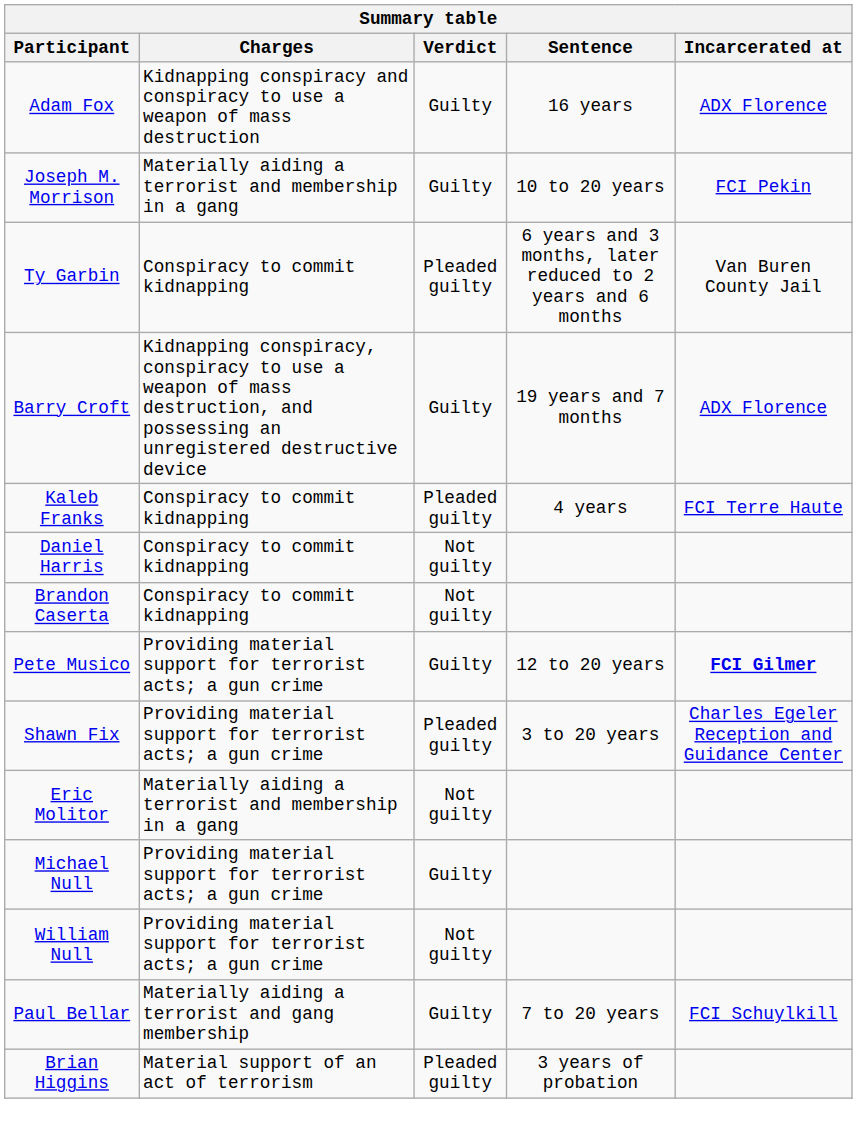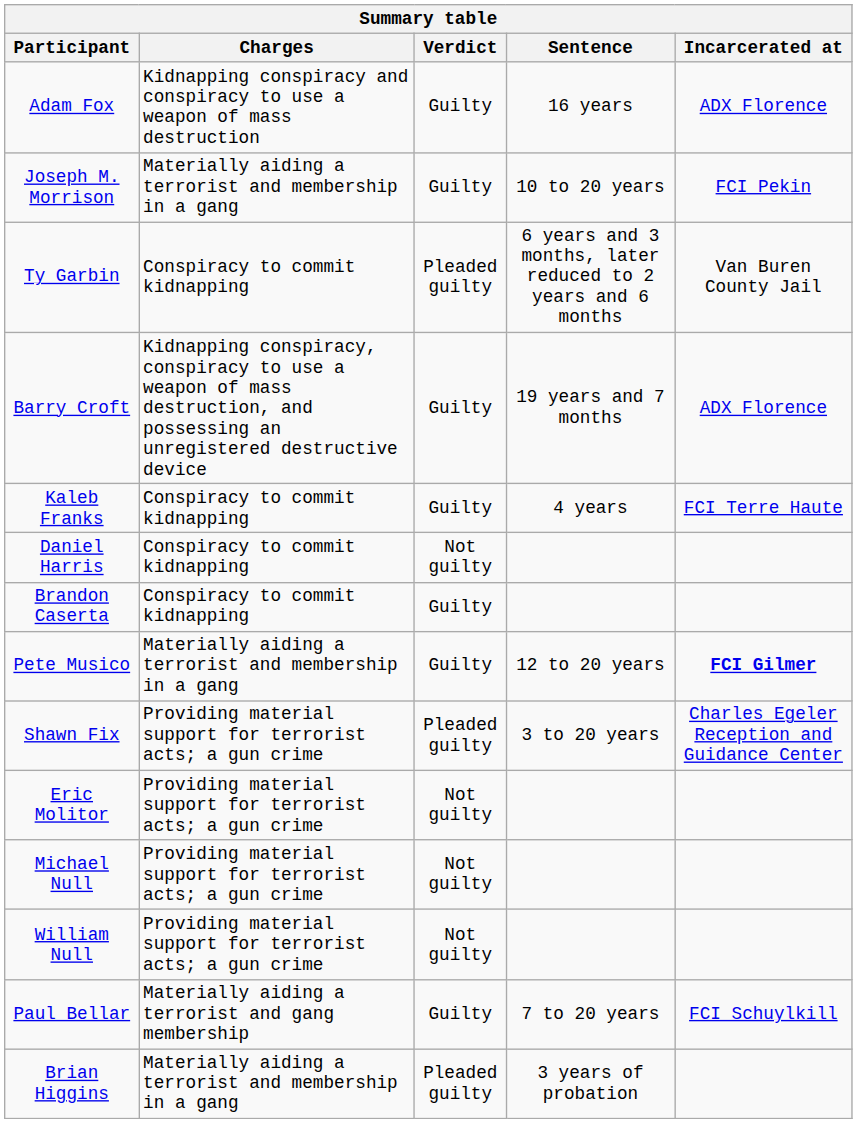(460, 508) Pleaded guilty -> (460, 508) Guilty
(460, 607) Not guilty -> (460, 607) Guilty
(254, 666) Providing material support for terrorist acts; a gun crime -> (270, 666) Materially aiding a terrorist and membership in a gang
(270, 805) Materially aiding a terrorist and membership in a gang -> (254, 805) Providing material support for terrorist acts; a gun crime
(460, 875) Guilty -> (460, 875) Not guilty
(260, 1074) Material support of an act of terrorism -> (270, 1084) Materially aiding a terrorist and membership in a gang
